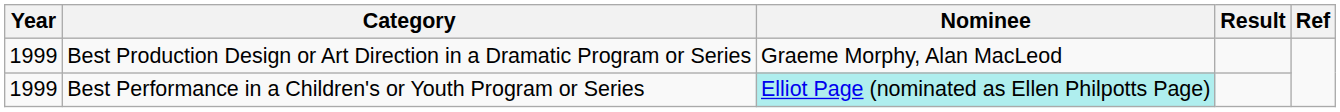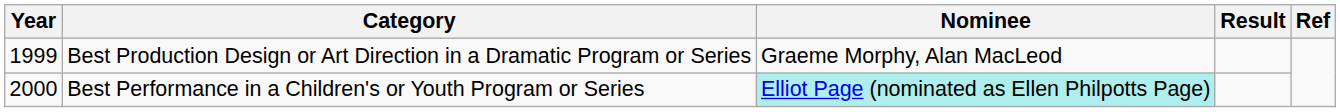(33, 89) 1999 -> (33, 89) 2000
